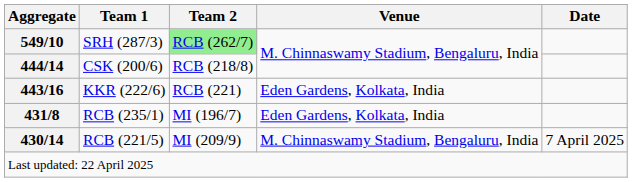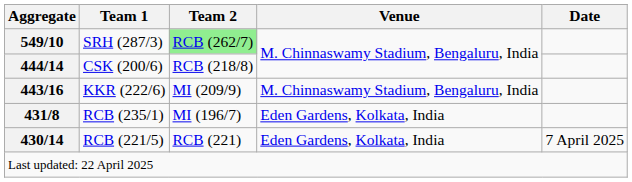(207, 90) RCB (221) -> (207, 90) MI (209/9)
(352, 90) Eden Gardens, Kolkata, India -> (399, 90) M. Chinnaswamy Stadium, Bengaluru, India
(207, 139) MI (209/9) -> (207, 139) RCB (221)
(399, 139) M. Chinnaswamy Stadium, Bengaluru, India -> (352, 139) Eden Gardens, Kolkata, India
